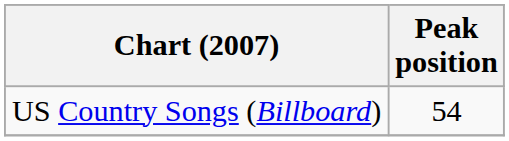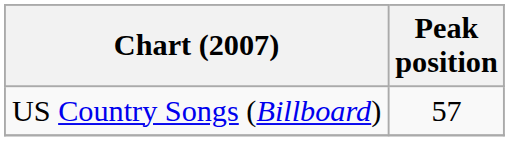(446, 110) 54 -> (446, 110) 57
